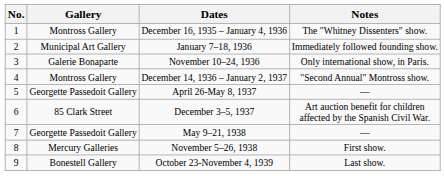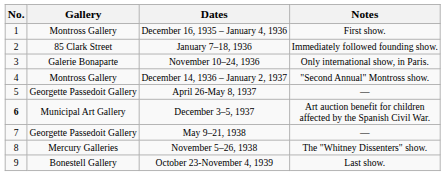(365, 31) The "Whitney Dissenters" show. -> (365, 31) First show.
(83, 46) Municipal Art Gallery -> (83, 46) 85 Clark Street
(16, 112) normal -> (16, 112) bold
(83, 112) 85 Clark Street -> (83, 112) Municipal Art Gallery
(365, 148) First show. -> (365, 148) The "Whitney Dissenters" show.
